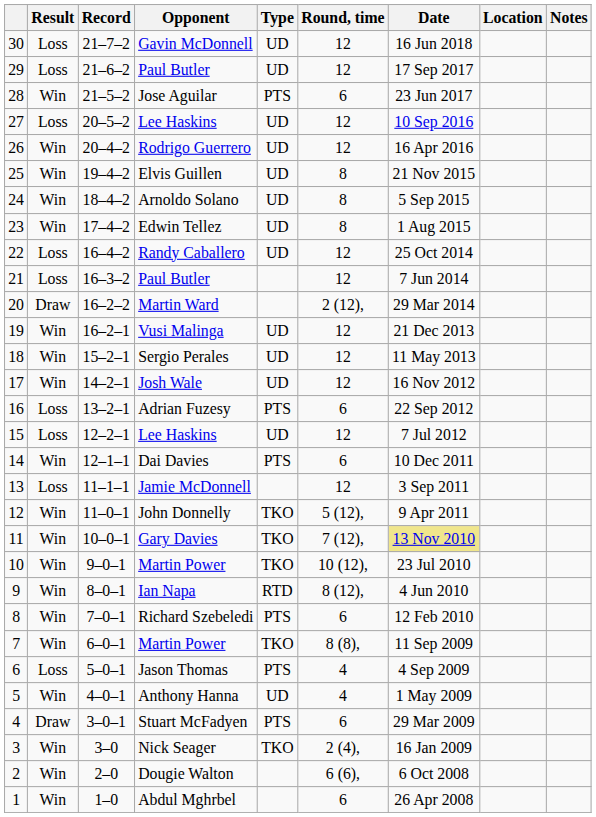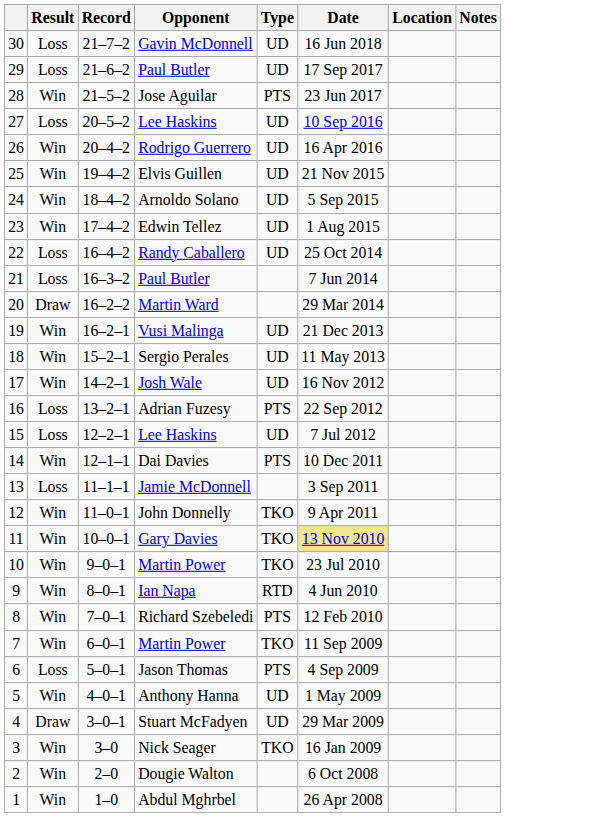- column: (343, 17)
(277, 721) PTS -> (277, 721) UD
